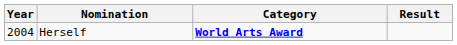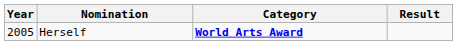(21, 32) 2004 -> (21, 32) 2005
